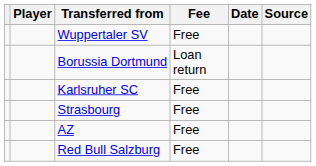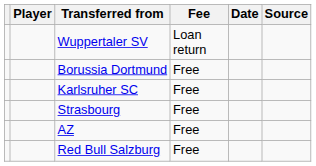(186, 34) Free -> (190, 42) Loan return
(190, 62) Loan return -> (186, 69) Free
